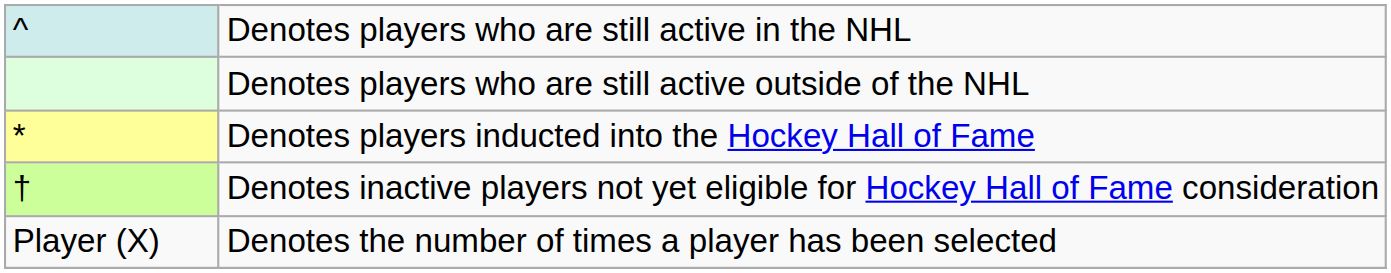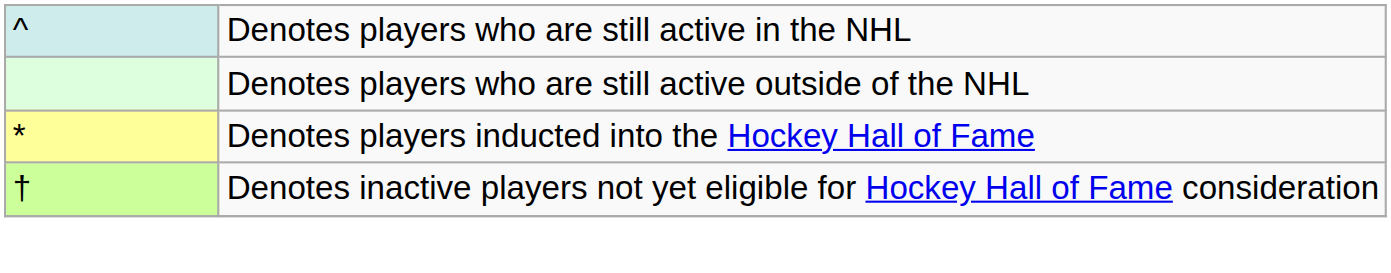- row: (642, 240)
